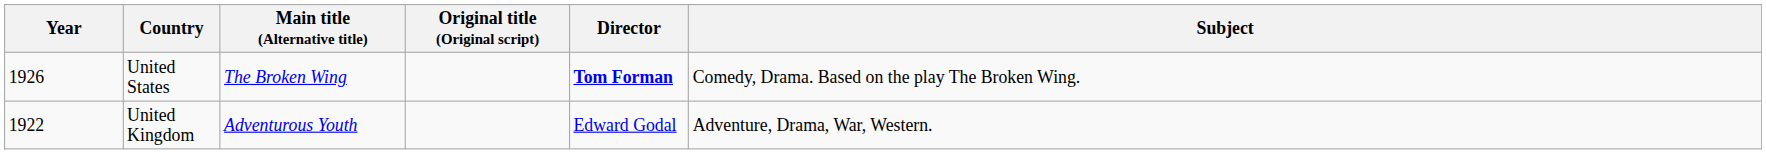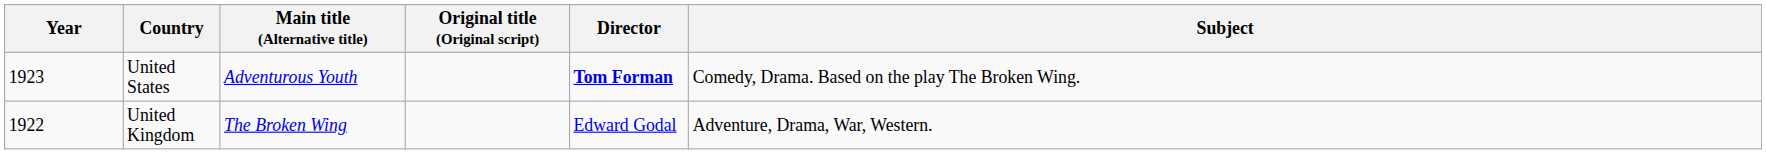(26, 76) 1926 -> (26, 76) 1923
(285, 76) The Broken Wing -> (291, 76) Adventurous Youth
(291, 124) Adventurous Youth -> (285, 124) The Broken Wing
